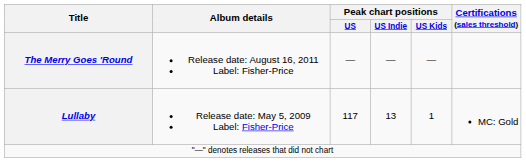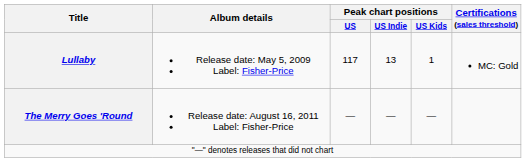rows swapped: (79, 116) <-> (79, 60)
